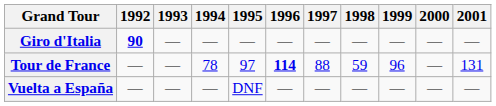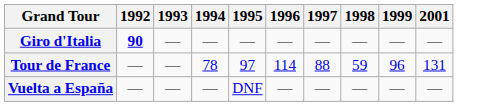- column: (434, 16)
(285, 64) bold -> (285, 64) normal
